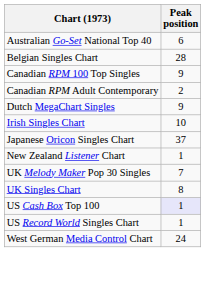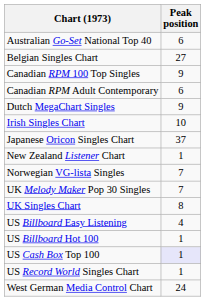(181, 57) 28 -> (181, 57) 27
(181, 90) 2 -> (181, 90) 6
+ row: (66, 172)
+ row: (67, 222)
+ row: (53, 238)
